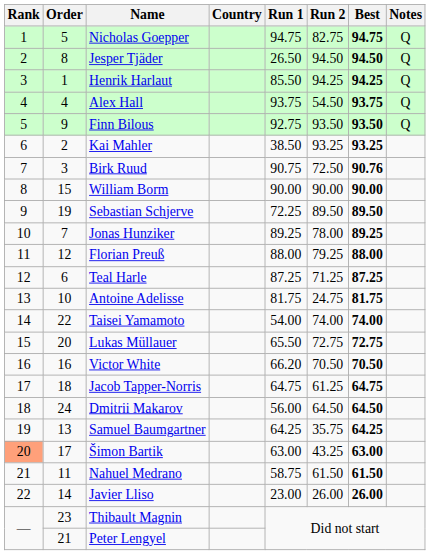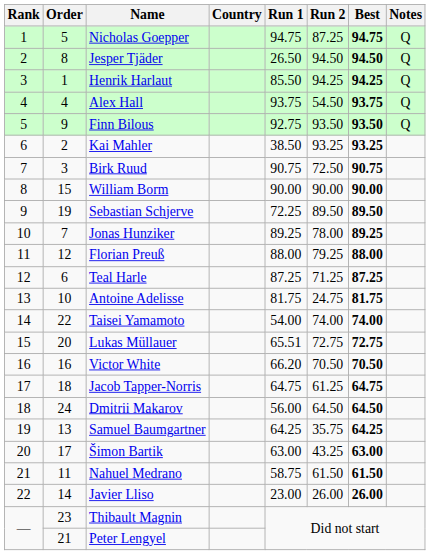(328, 37) 82.75 -> (328, 37) 87.25
(367, 168) 90.76 -> (367, 168) 90.75
(286, 342) 65.50 -> (286, 342) 65.51
(24, 451) lightsalmon background -> (24, 451) no background
